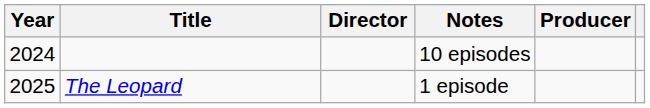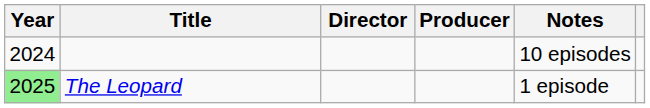columns swapped: (585, 20) <-> (475, 20)
(32, 86) no background -> (32, 86) lightgreen background
